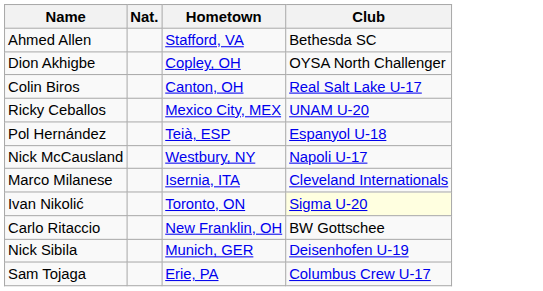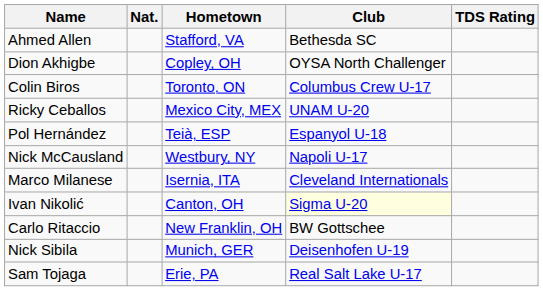+ column: (495, 17)
(204, 87) Canton, OH -> (205, 87) Toronto, ON
(355, 87) Real Salt Lake U-17 -> (360, 87) Columbus Crew U-17
(205, 204) Toronto, ON -> (204, 204) Canton, OH
(360, 274) Columbus Crew U-17 -> (355, 274) Real Salt Lake U-17
